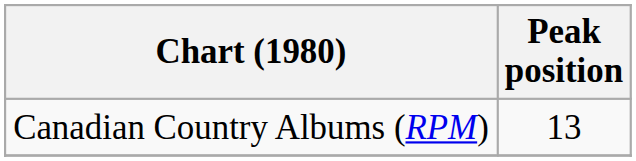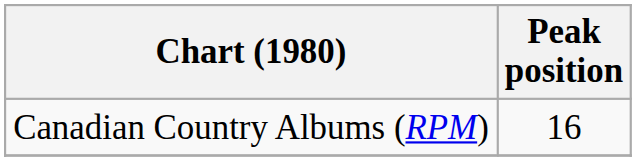(564, 126) 13 -> (564, 126) 16
